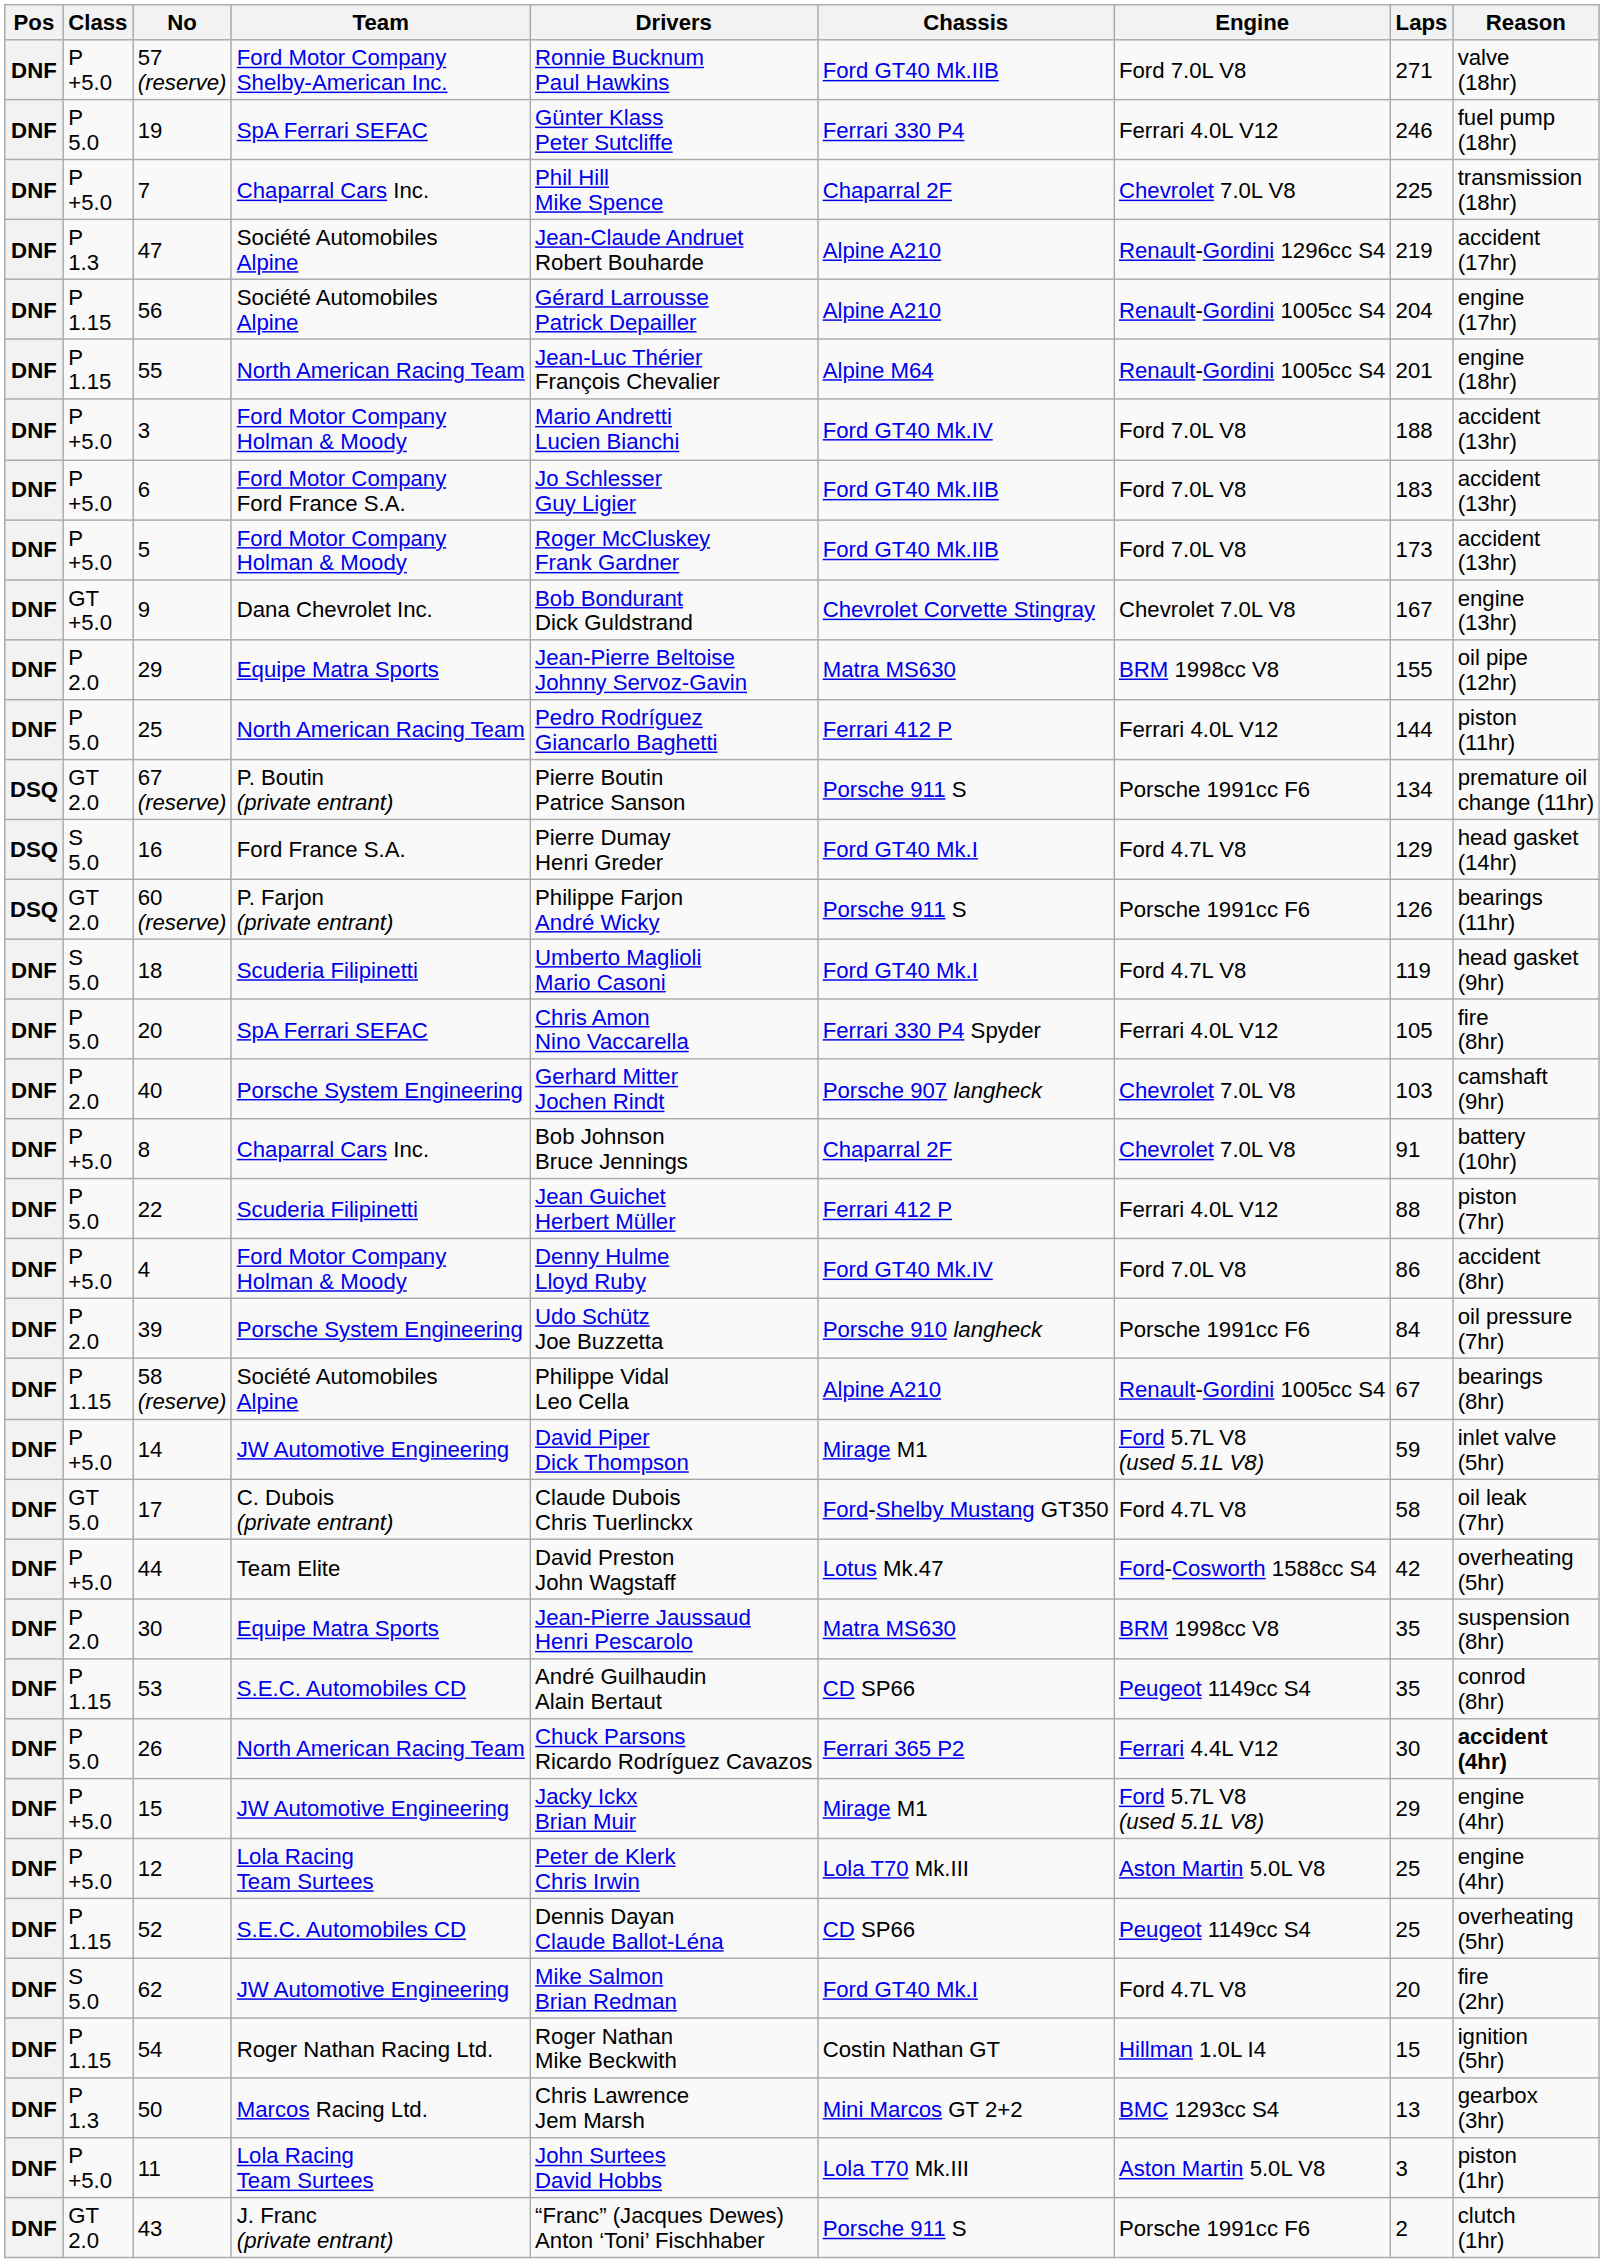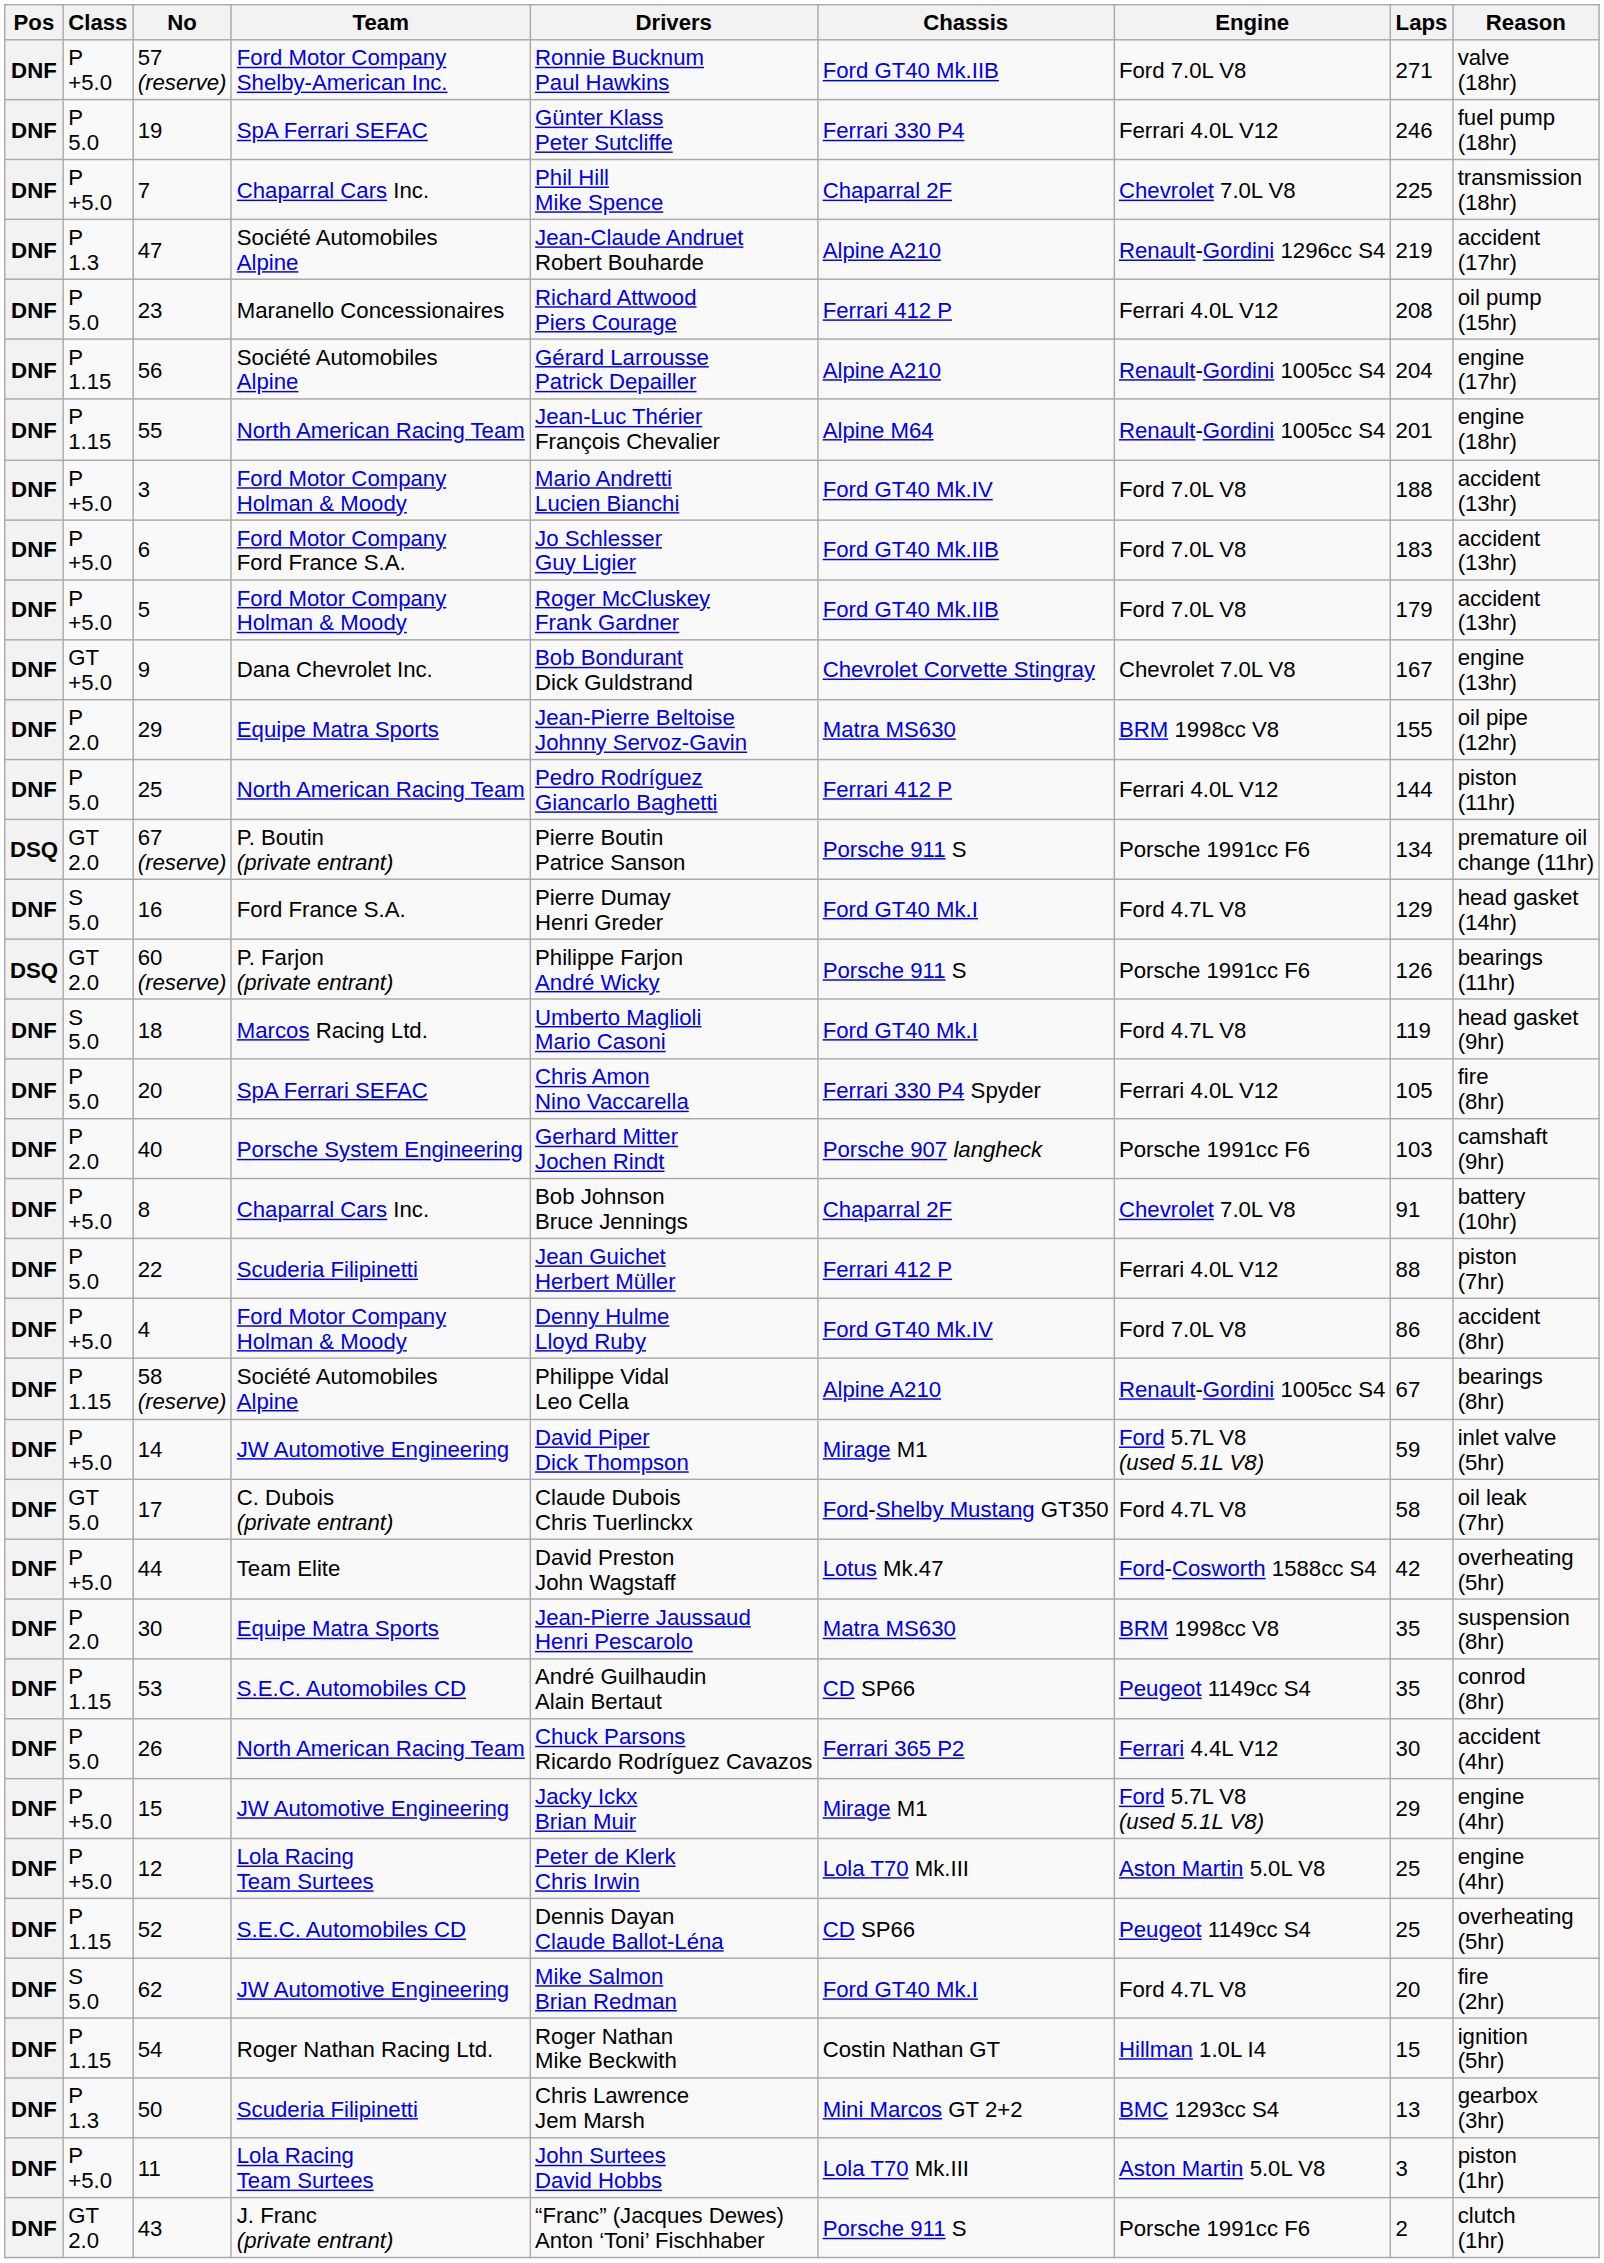+ row: (150, 310)
(1414, 550) 173 -> (1414, 610) 179
(34, 849) DSQ -> (34, 909) DNF
(327, 969) Scuderia Filipinetti -> (332, 1029) Marcos Racing Ltd.
(1207, 1089) Chevrolet 7.0L V8 -> (1215, 1149) Porsche 1991cc F6
- row: (150, 1329)
(1503, 1749) bold -> (1499, 1749) normal
(332, 2108) Marcos Racing Ltd. -> (327, 2108) Scuderia Filipinetti
